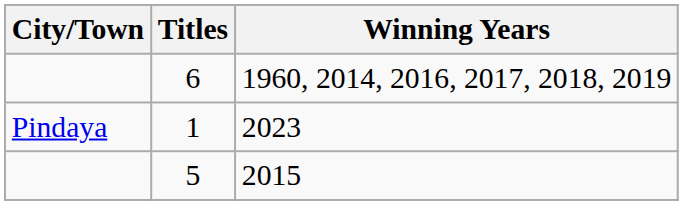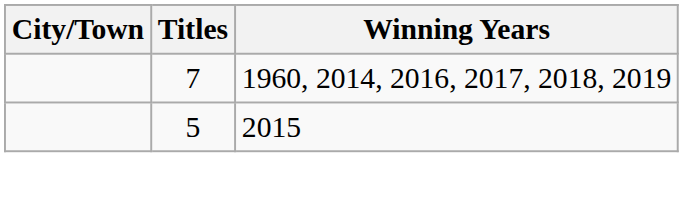(193, 77) 6 -> (193, 77) 7
- row: (271, 126)
